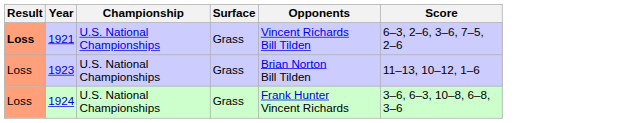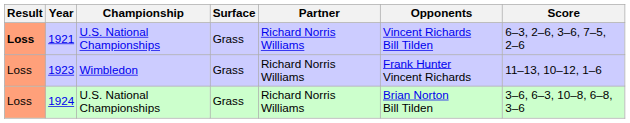+ column: (319, 13)
(120, 70) U.S. National Championships -> (109, 70) Wimbledon
(294, 70) Brian Norton Bill Tilden -> (427, 70) Frank Hunter Vincent Richards
(305, 102) Frank Hunter Vincent Richards -> (416, 102) Brian Norton Bill Tilden
